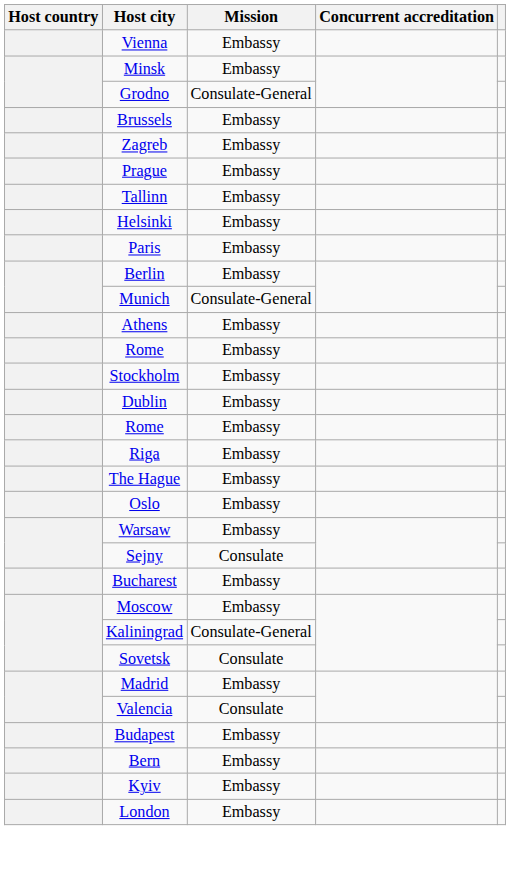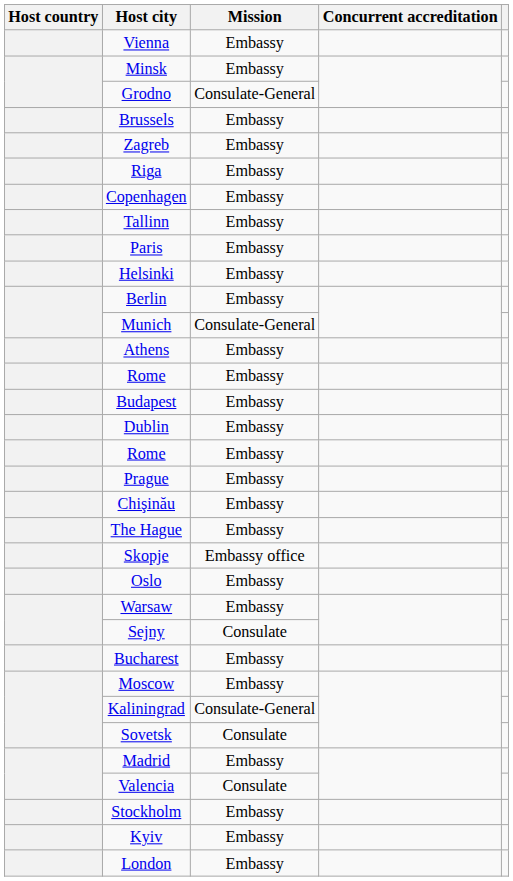rows swapped: (144, 171) <-> (144, 453)
+ row: (146, 196)
rows swapped: (144, 222) <-> (144, 247)
rows swapped: (144, 734) <-> (144, 376)
+ row: (146, 504)
+ row: (146, 555)
- row: (144, 760)
